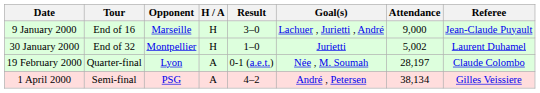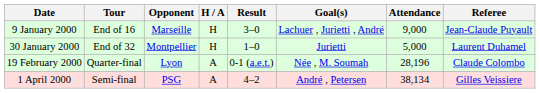(415, 46) 5,002 -> (415, 46) 5,000
(415, 63) 28,197 -> (415, 63) 28,196
